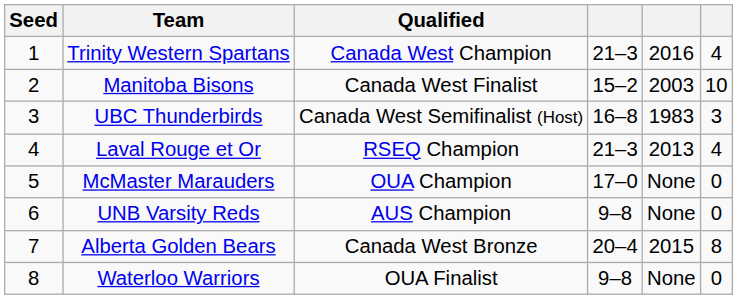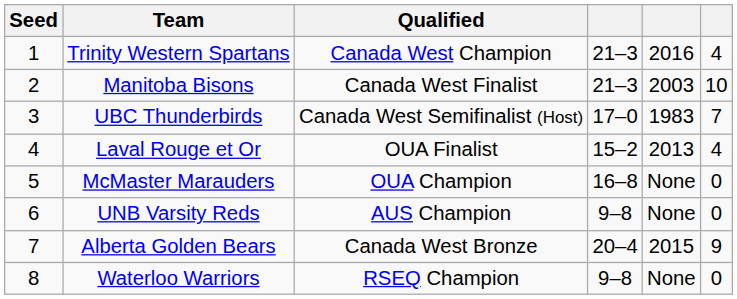(615, 85) 15–2 -> (615, 85) 21–3
(615, 117) 16–8 -> (615, 117) 17–0
(716, 117) 3 -> (716, 117) 7
(441, 149) RSEQ Champion -> (441, 149) OUA Finalist
(615, 149) 21–3 -> (615, 149) 15–2
(615, 181) 17–0 -> (615, 181) 16–8
(716, 246) 8 -> (716, 246) 9
(441, 278) OUA Finalist -> (441, 278) RSEQ Champion
